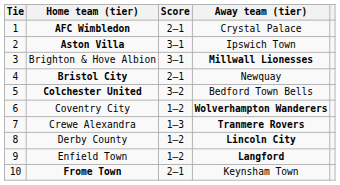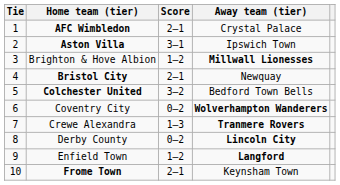(175, 61) 3–1 -> (175, 61) 1–2
(175, 109) 1–2 -> (175, 109) 0–2
(175, 141) 1–2 -> (175, 141) 0–2
